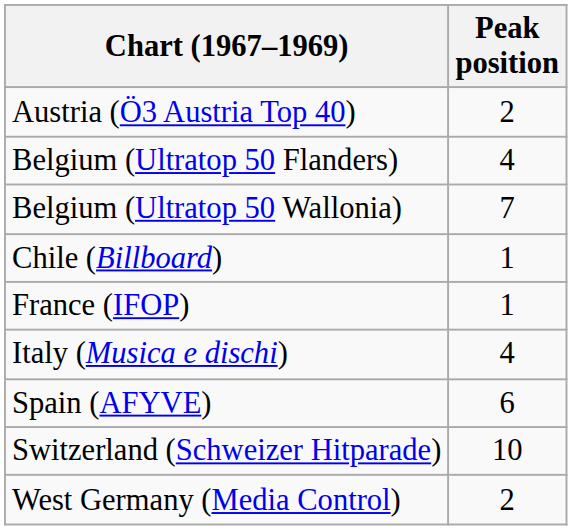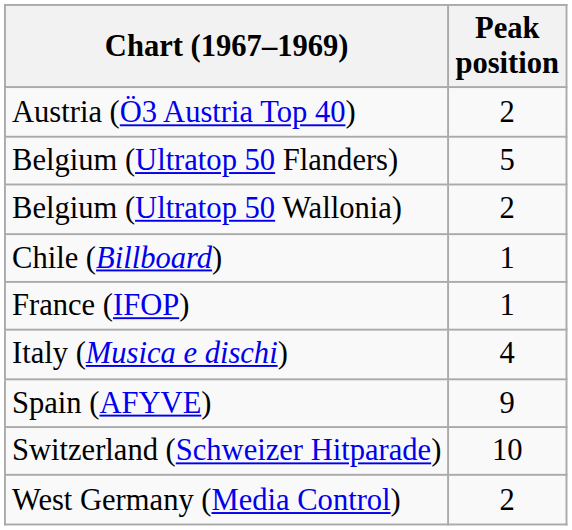(507, 160) 4 -> (507, 160) 5
(507, 208) 7 -> (507, 208) 2
(507, 402) 6 -> (507, 402) 9
